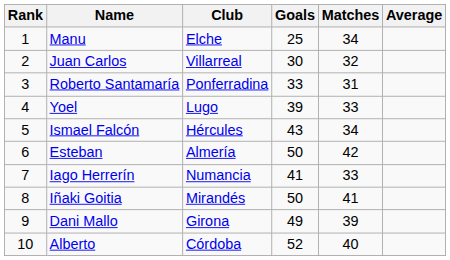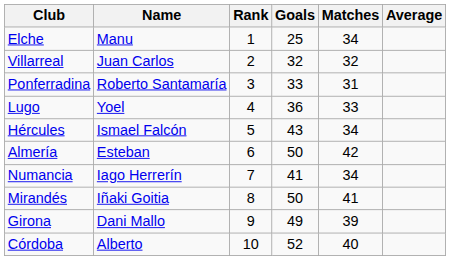columns swapped: (25, 15) <-> (227, 15)
(295, 61) 30 -> (295, 61) 32
(295, 107) 39 -> (295, 107) 36
(350, 175) 33 -> (350, 175) 34
